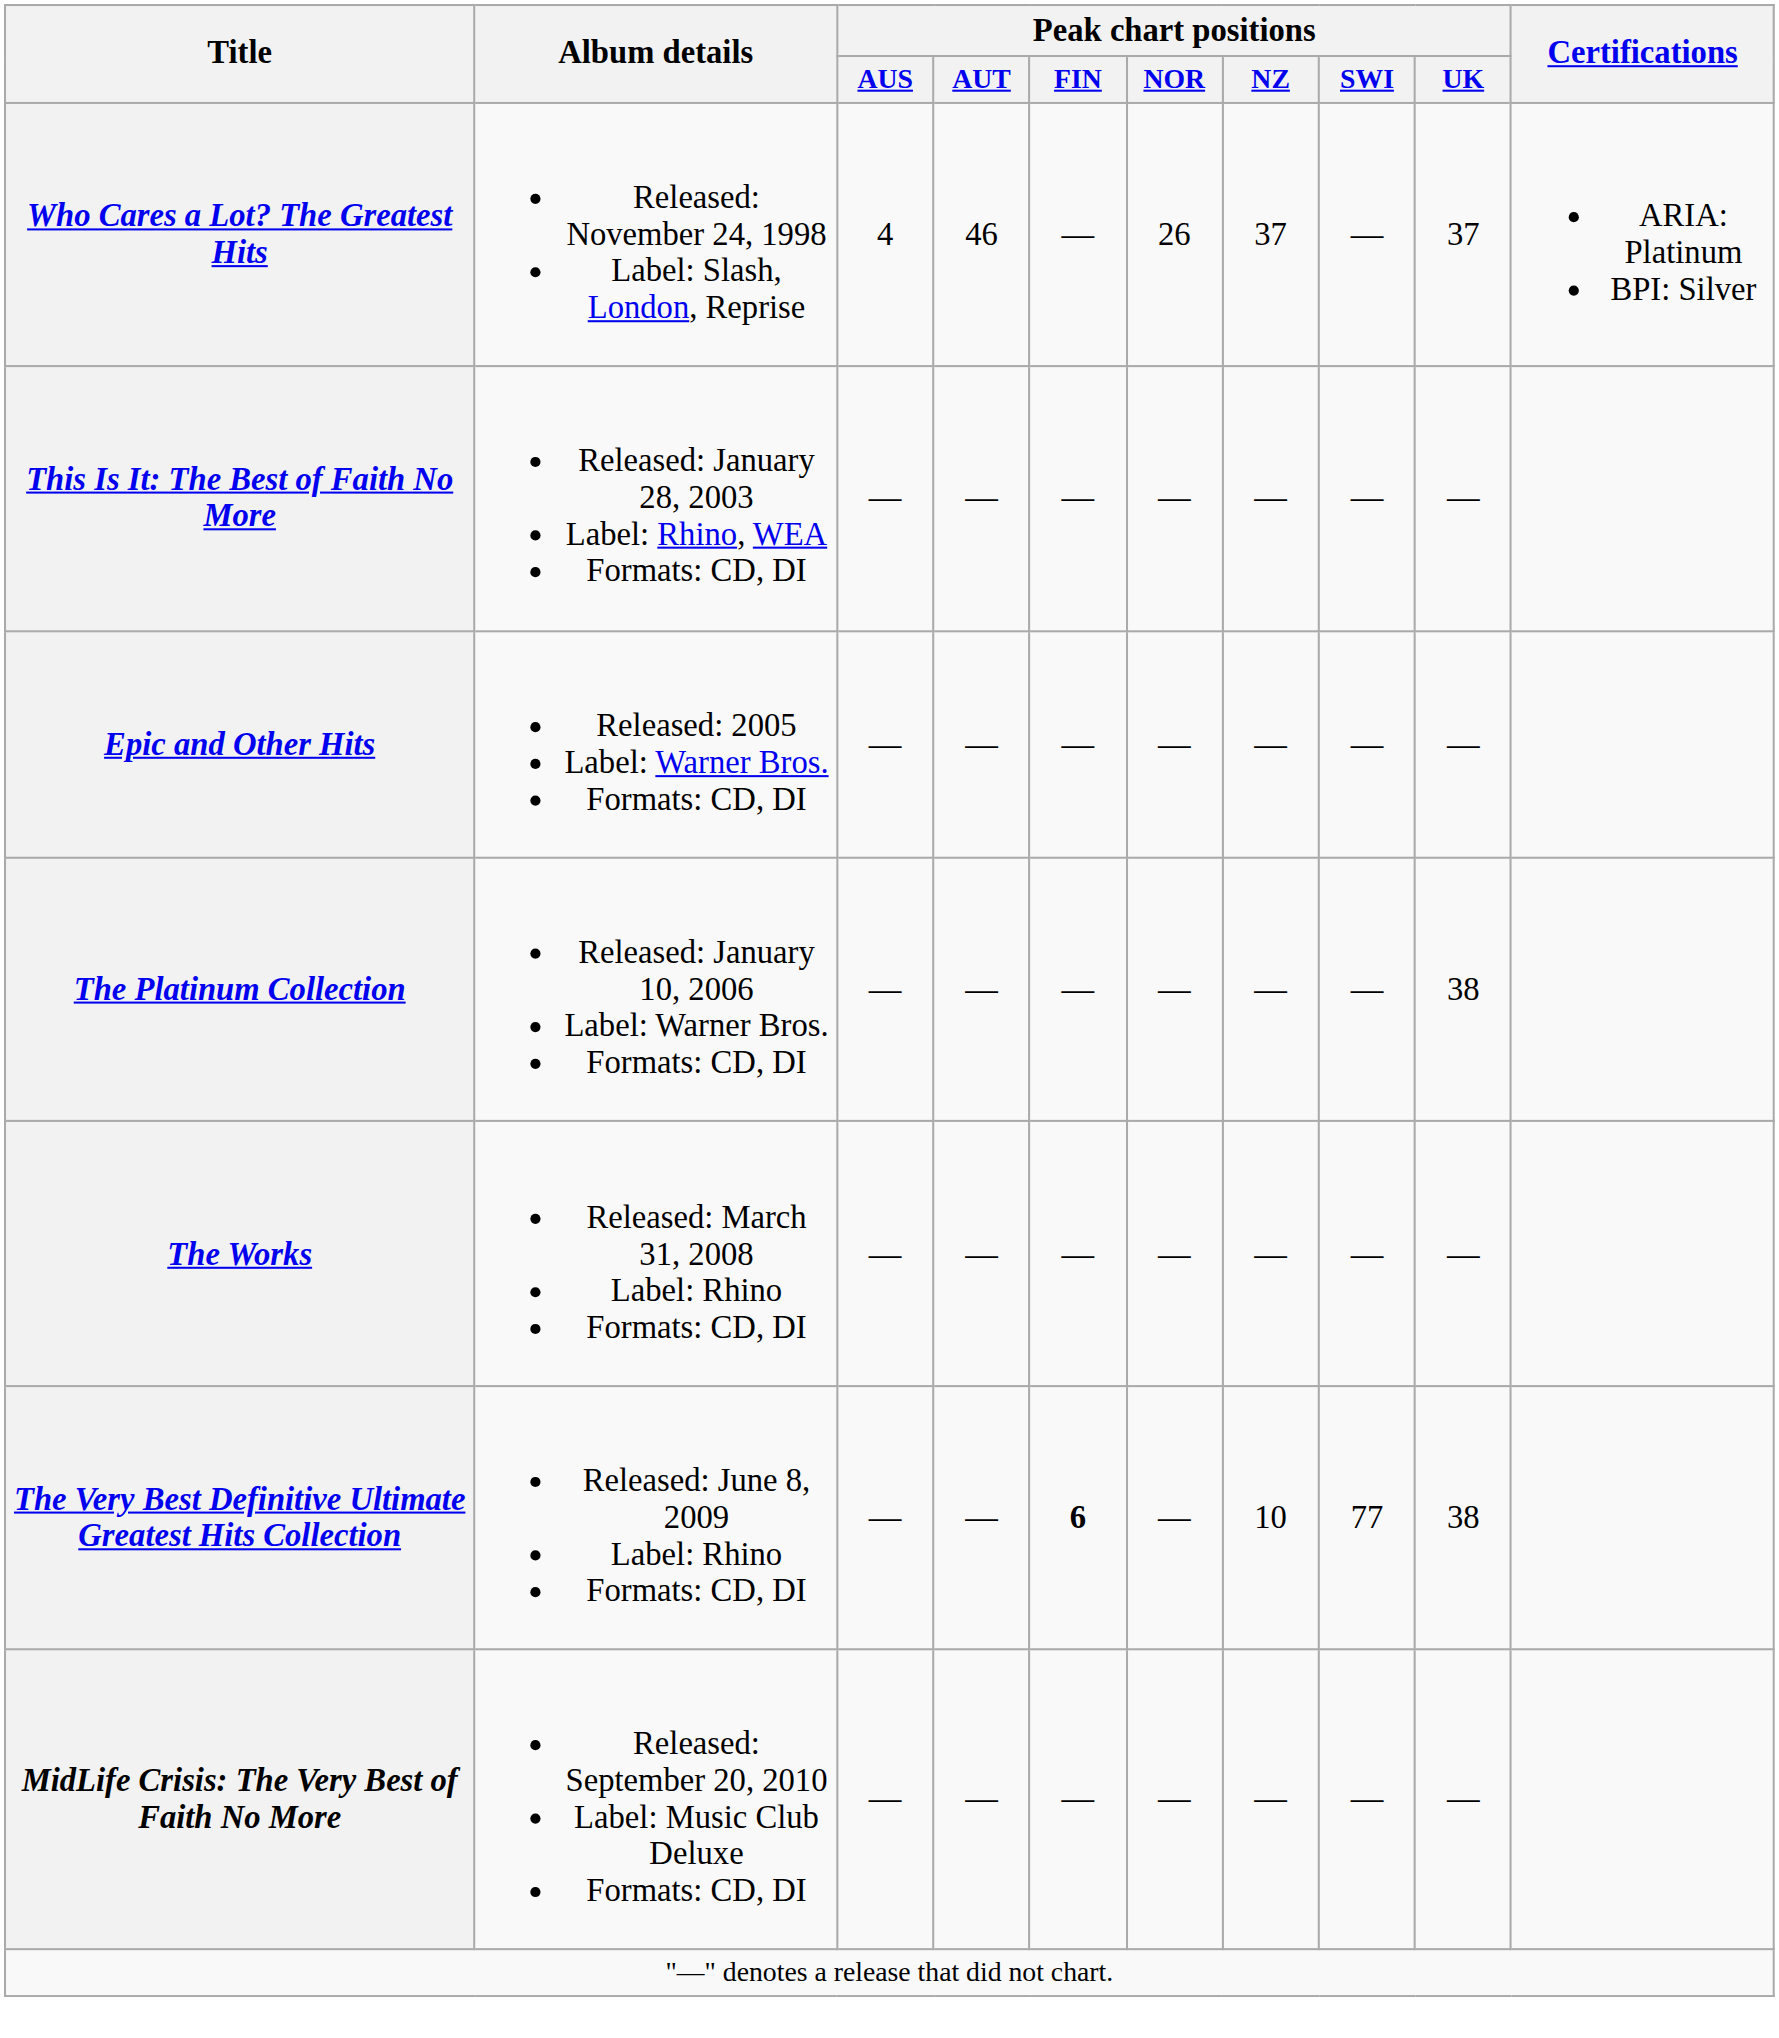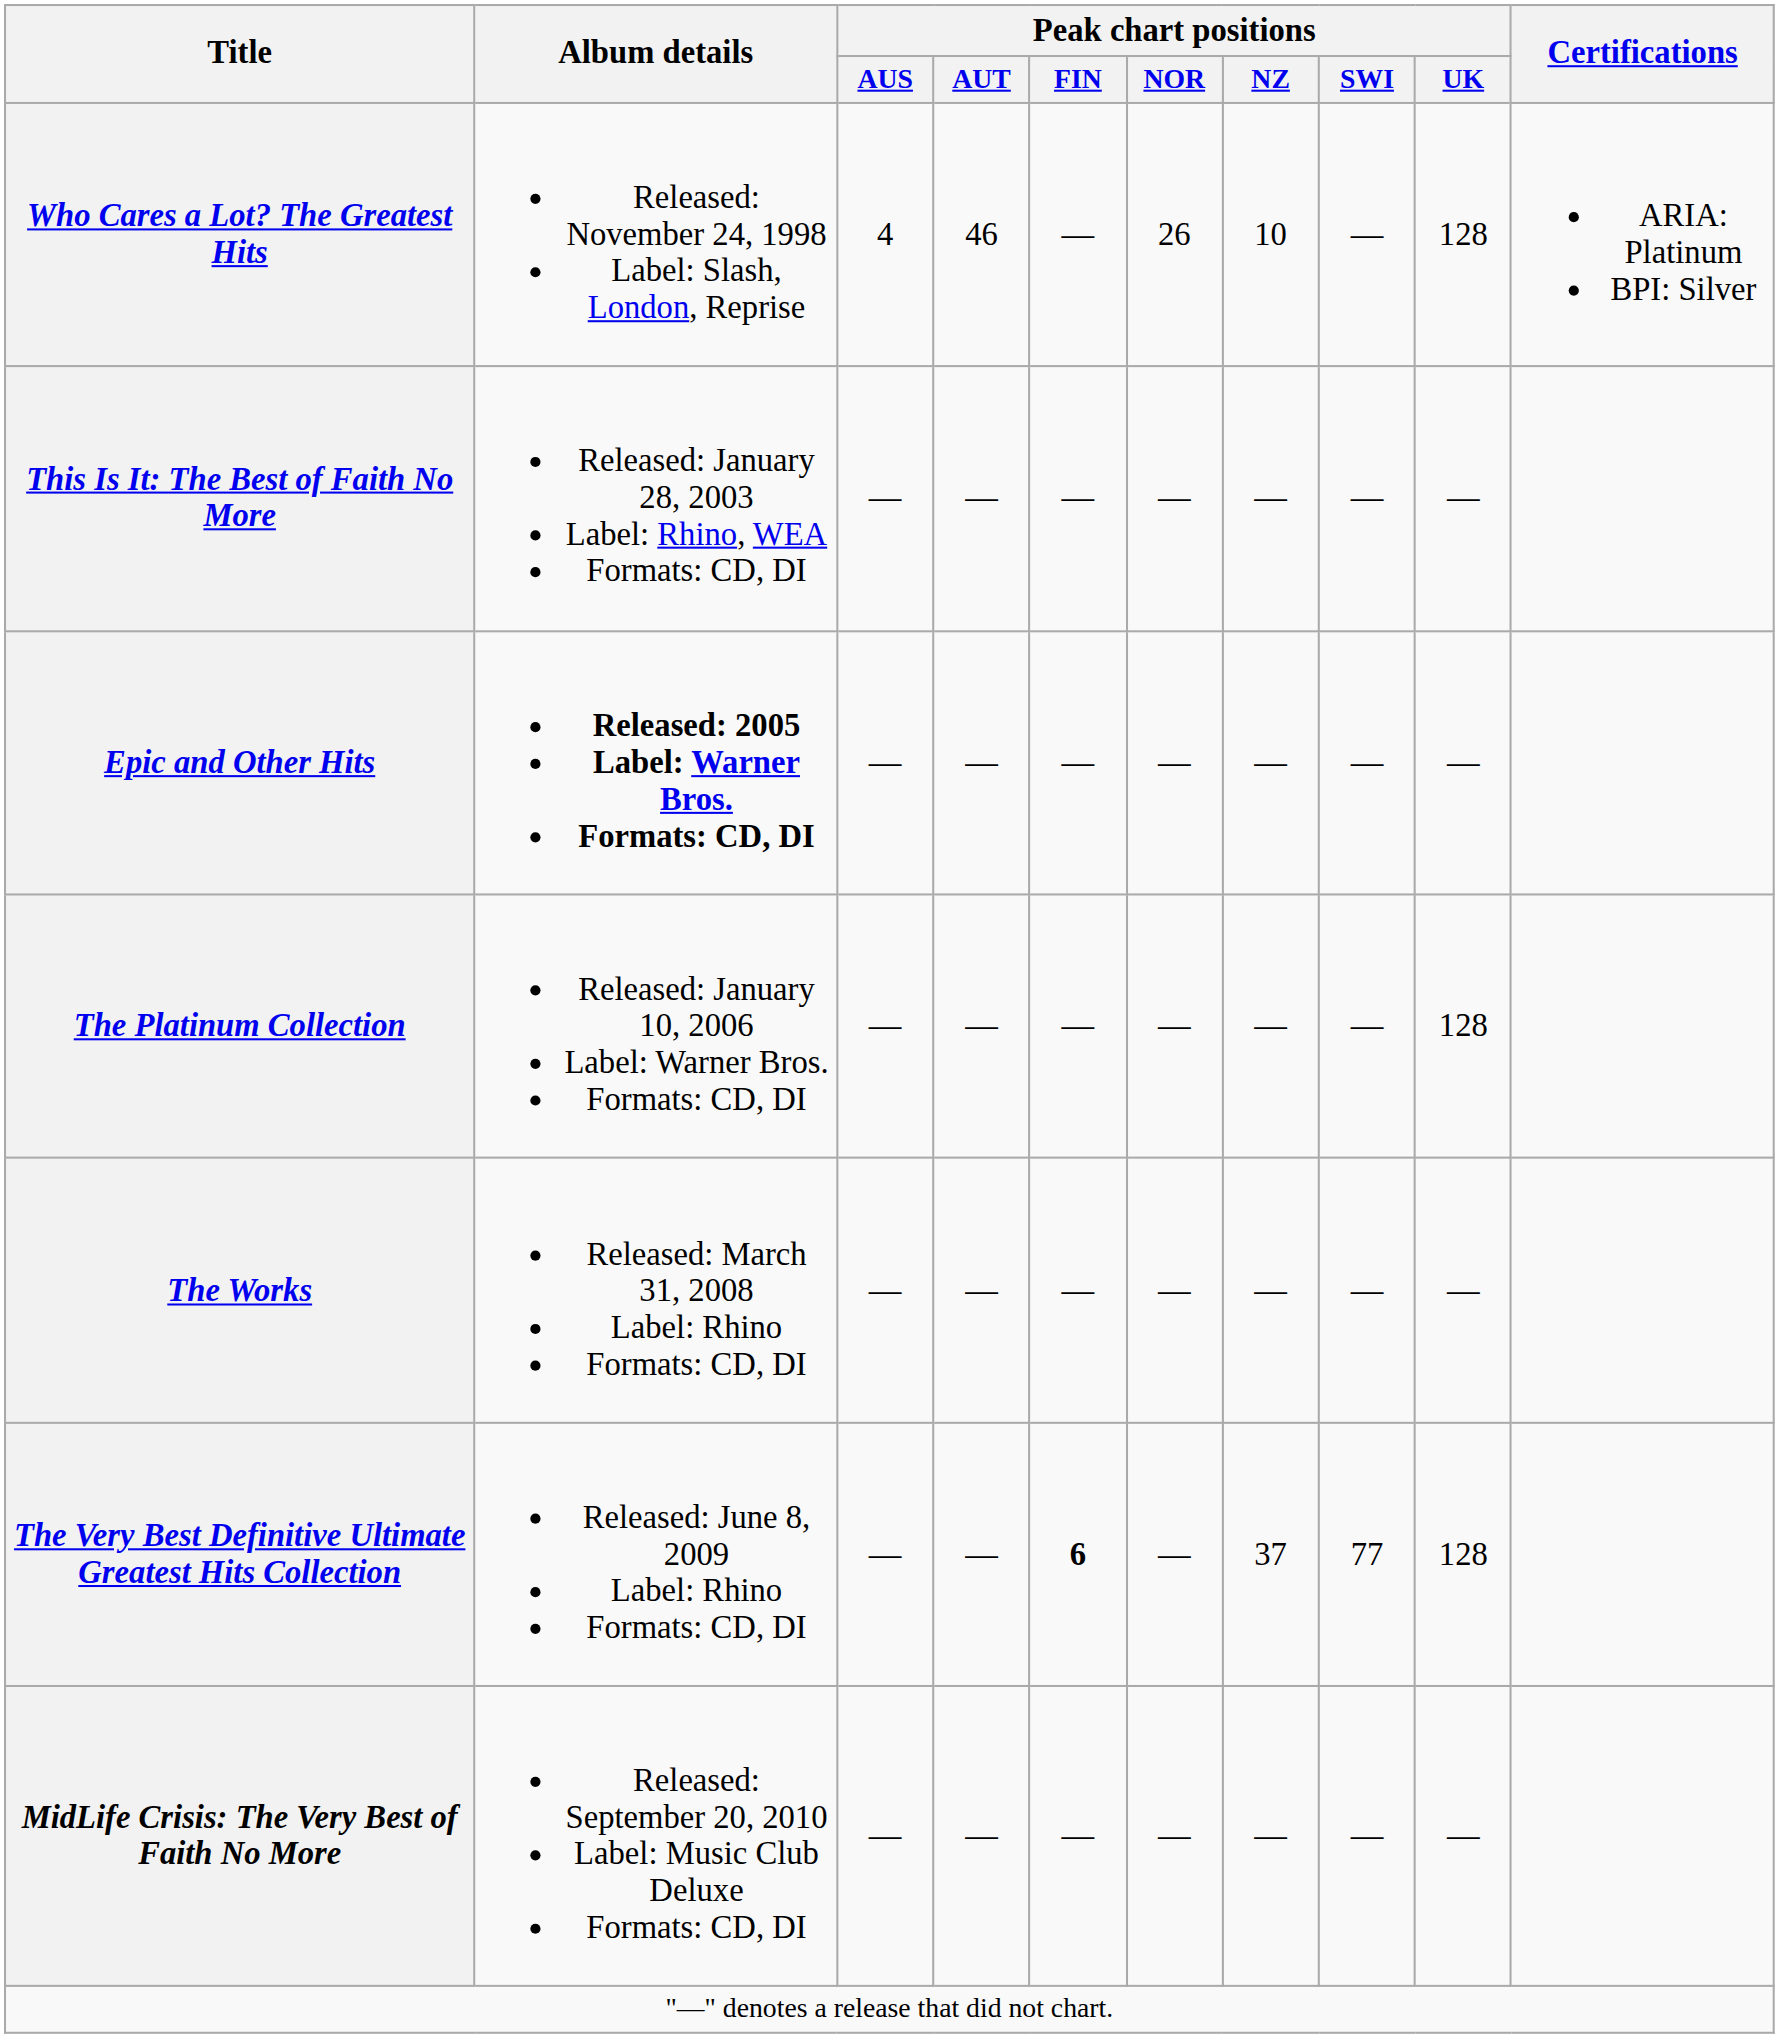(1271, 234) 37 -> (1271, 234) 10
(1463, 234) 37 -> (1463, 234) 128
(656, 762) normal -> (656, 781) bold
(1463, 989) 38 -> (1463, 1025) 128
(1271, 1516) 10 -> (1271, 1553) 37
(1463, 1516) 38 -> (1463, 1553) 128
